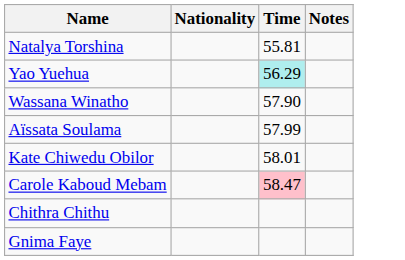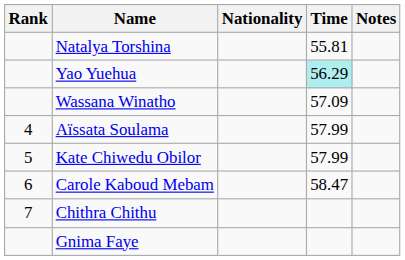+ column: (28, 18)
(282, 102) 57.90 -> (329, 102) 57.09
(282, 157) 58.01 -> (329, 157) 57.99
(282, 185) pink background -> (329, 185) no background
